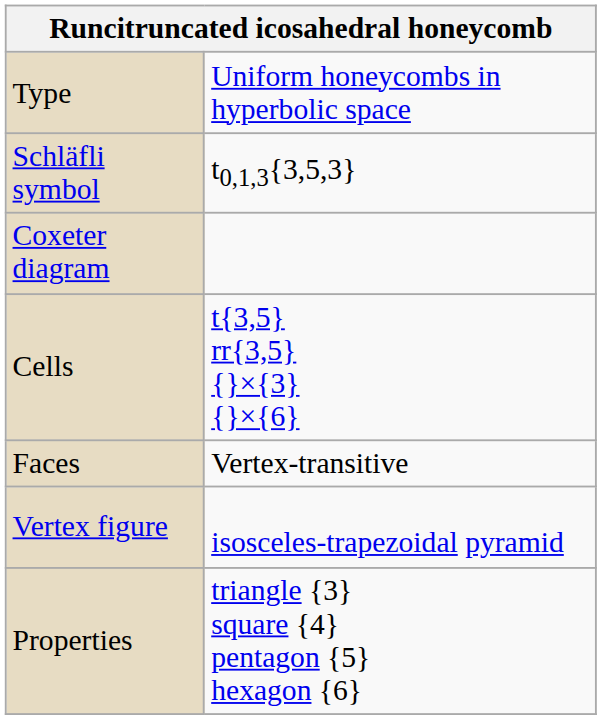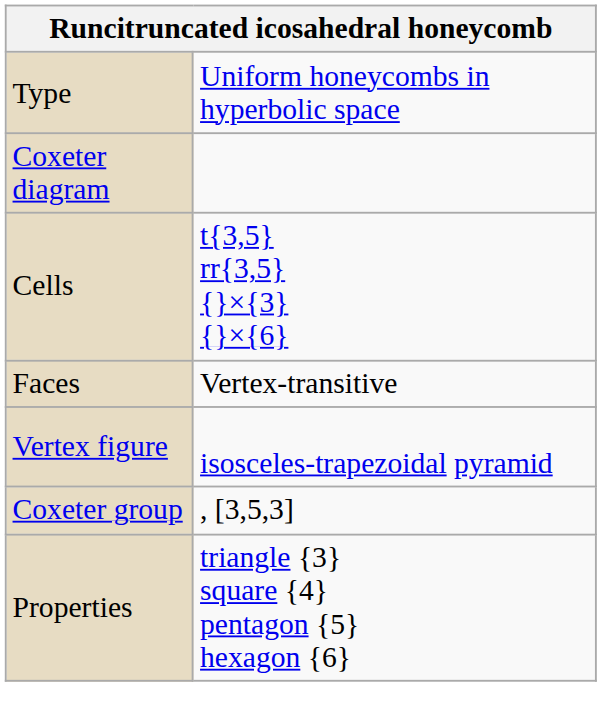- row: (59, 172)
+ row: (98, 510)
